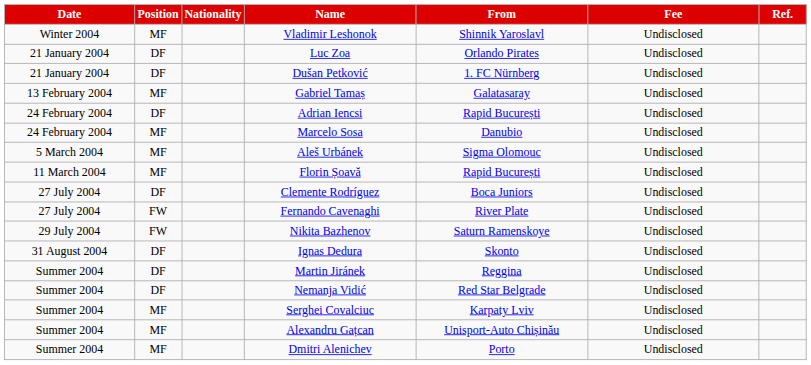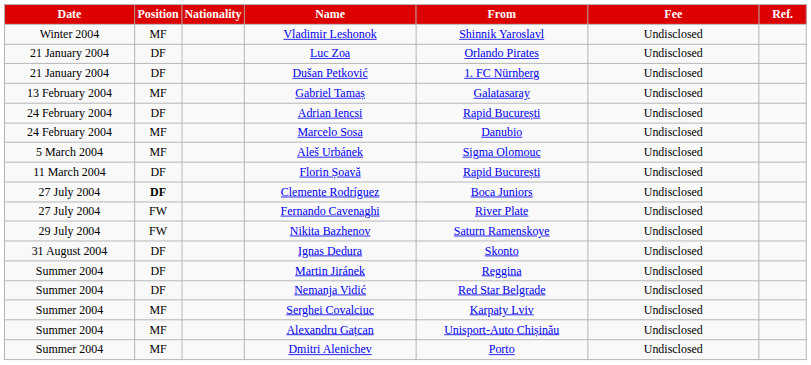(158, 172) MF -> (158, 172) DF
(158, 192) normal -> (158, 192) bold
